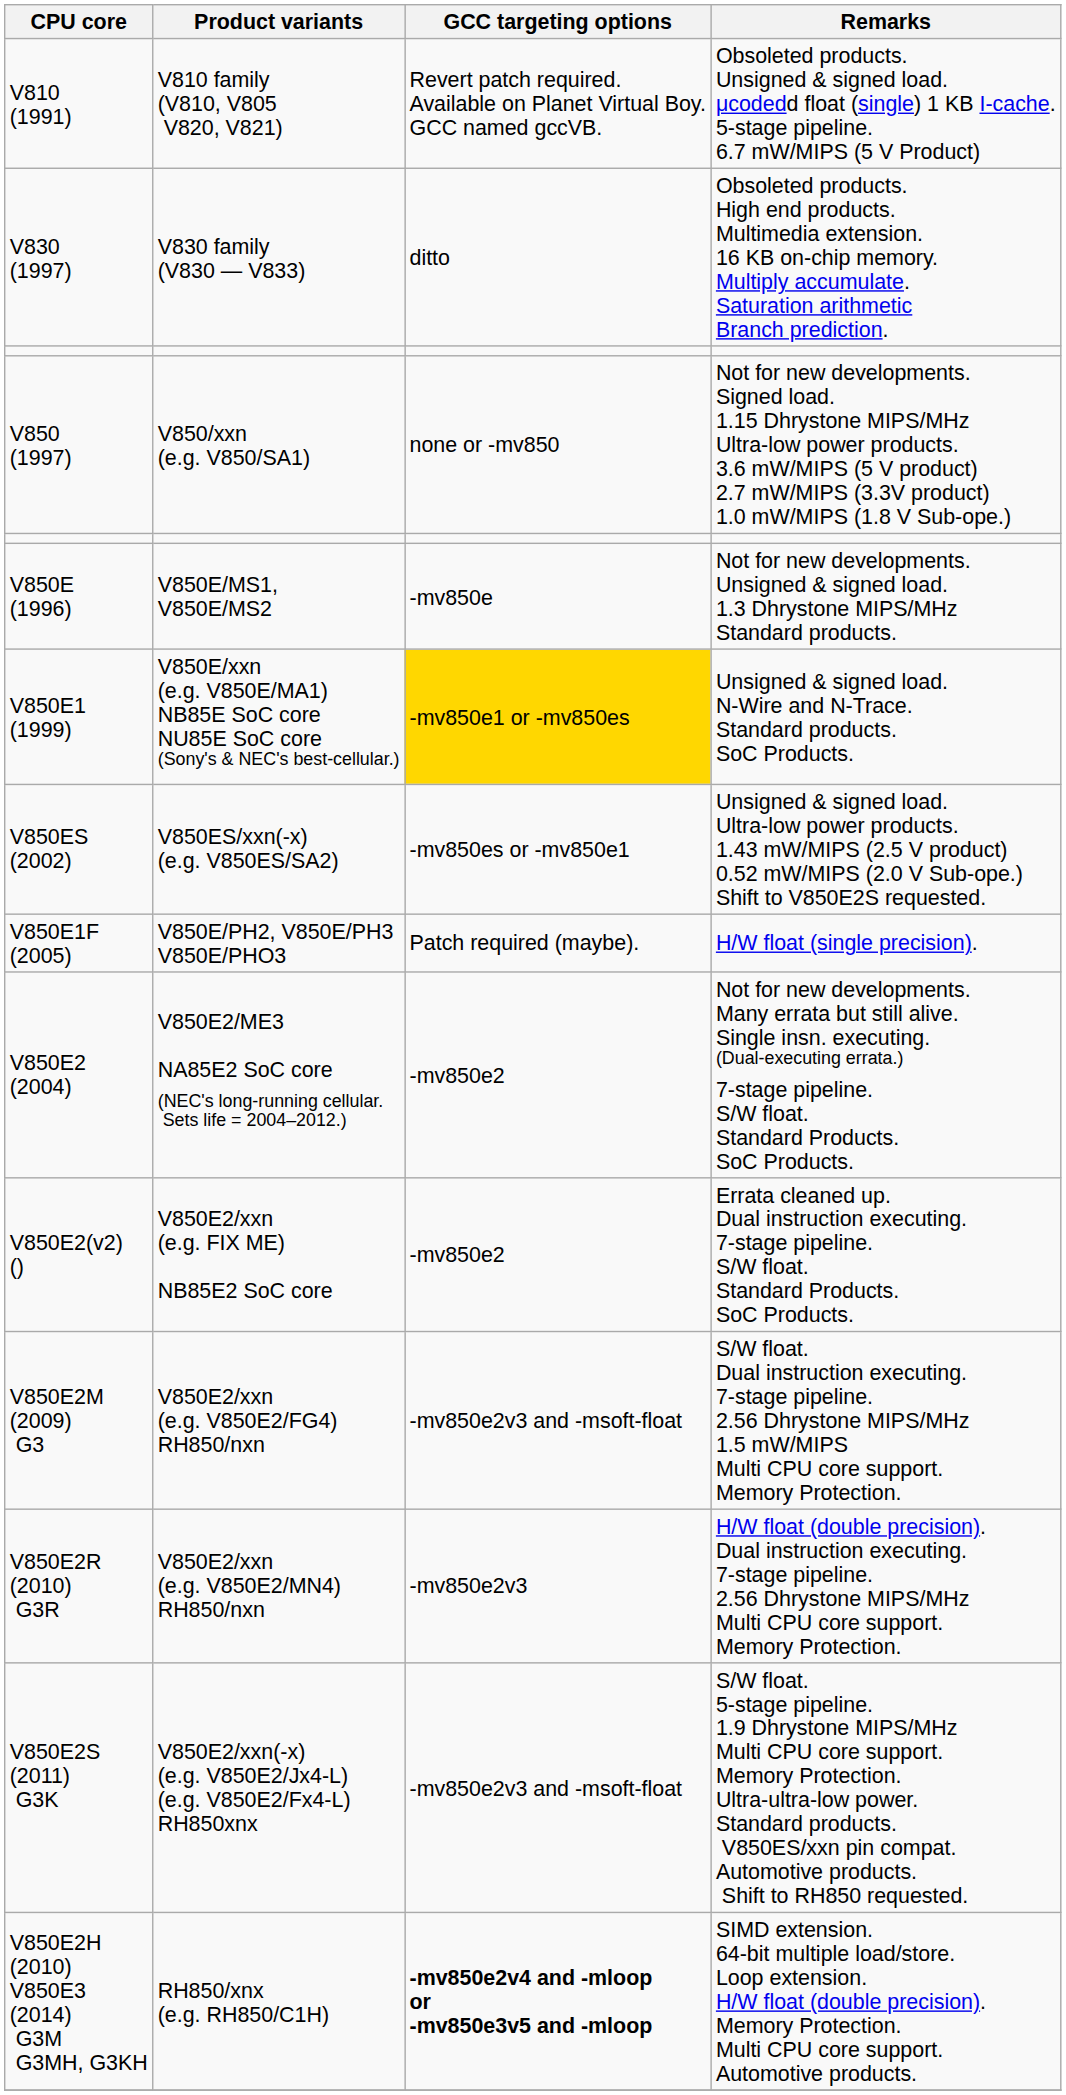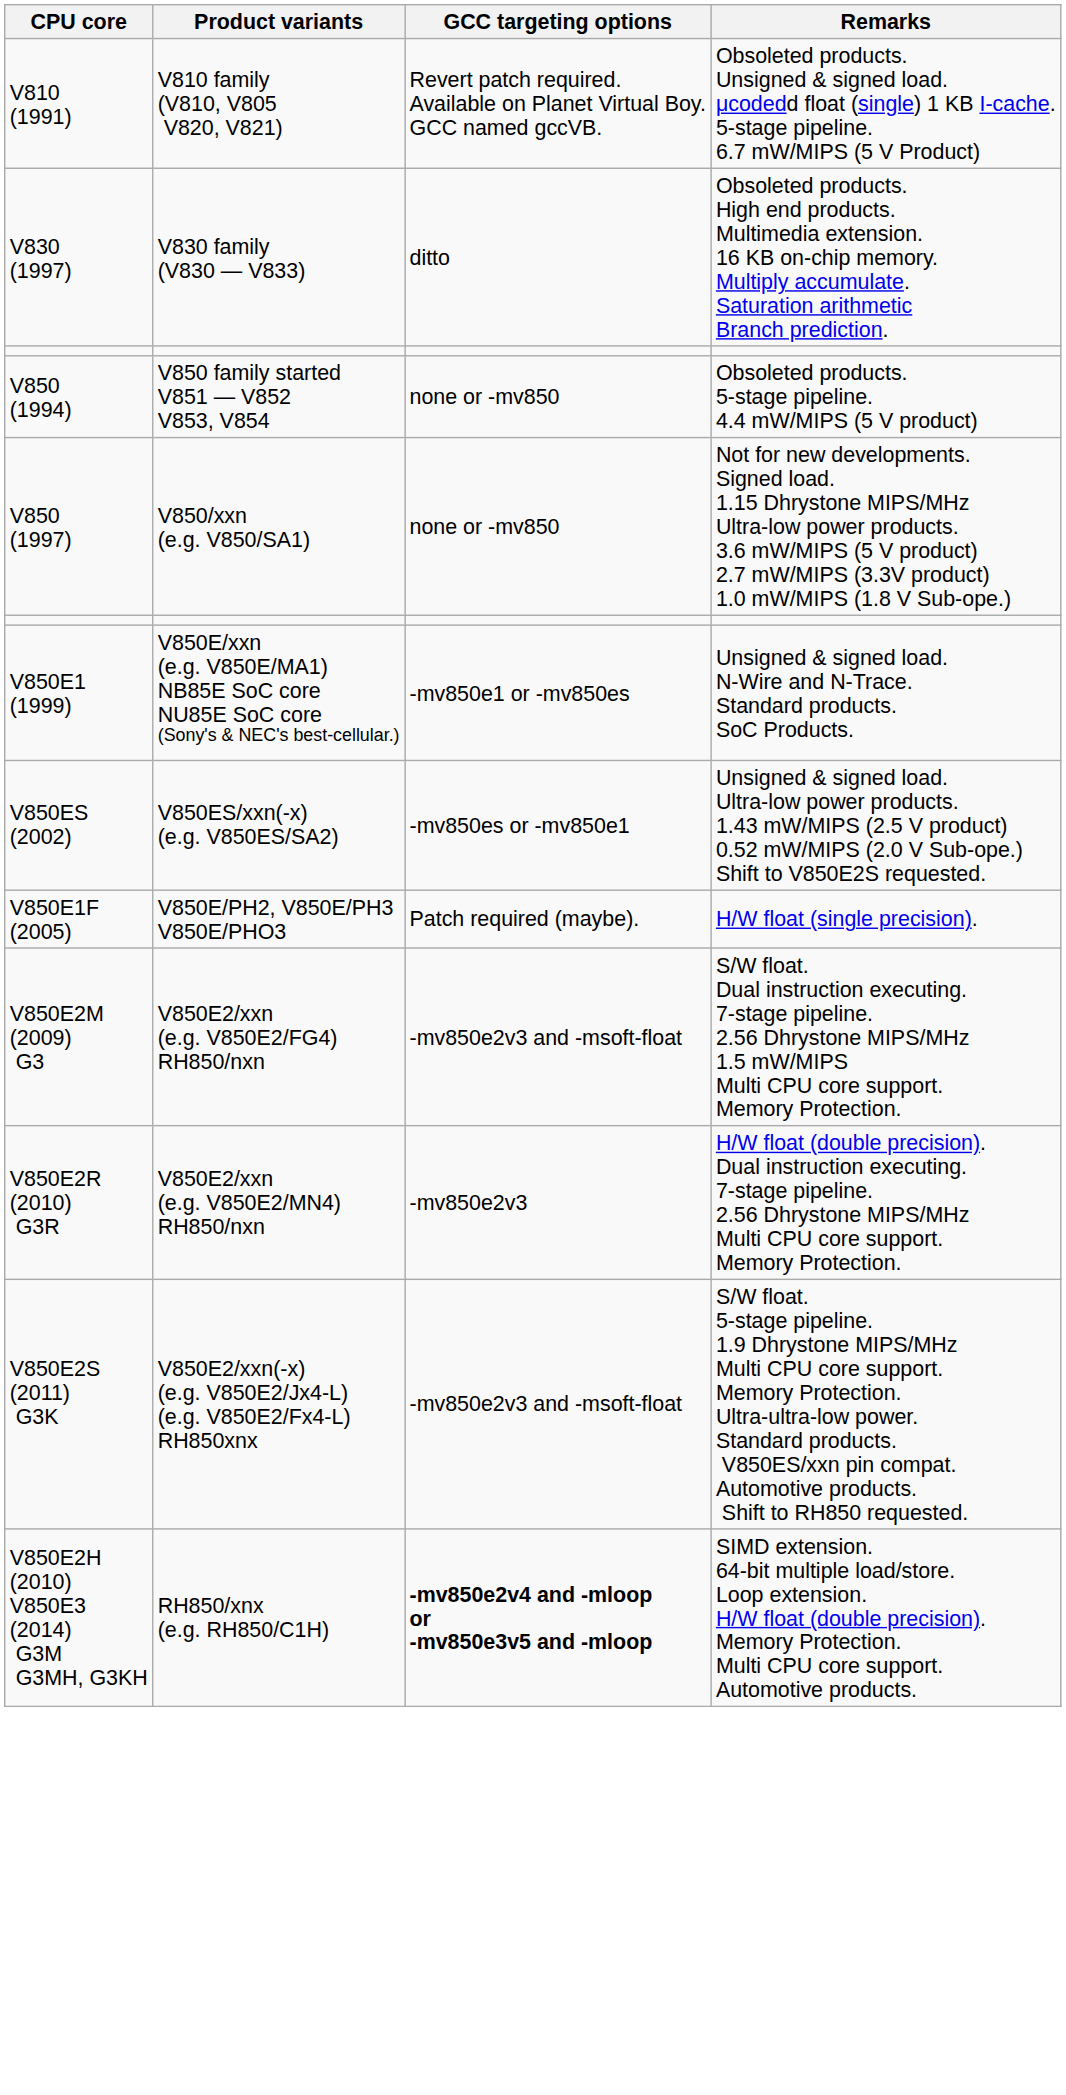+ row: (41, 397)
- row: (42, 597)
(520, 717) gold background -> (520, 693) no background
- row: (48, 1075)
- row: (66, 1255)
